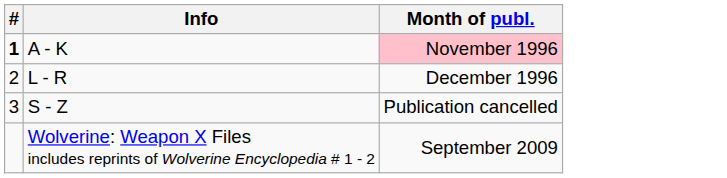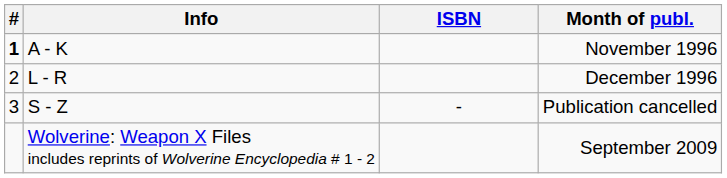+ column: (459, 19)
(492, 48) pink background -> (651, 48) no background
